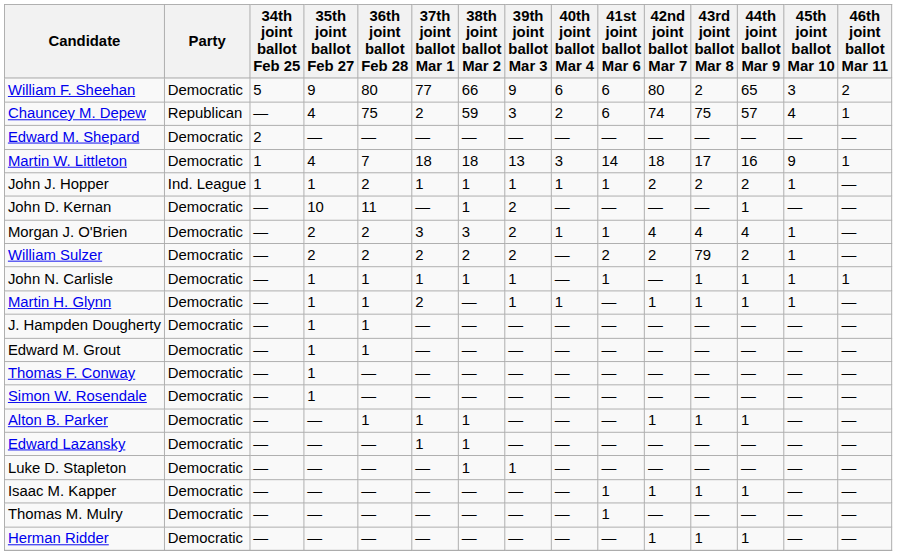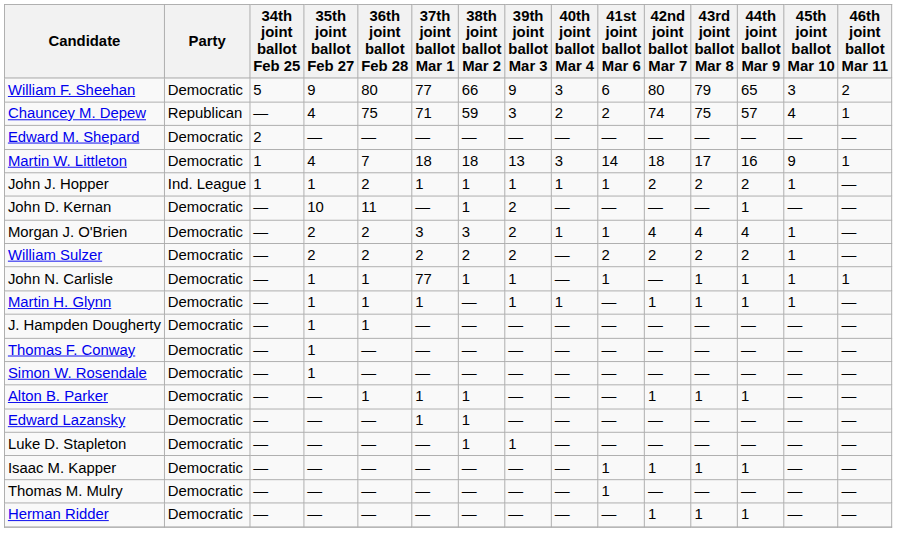(559, 90) 6 -> (559, 90) 3
(699, 90) 2 -> (703, 90) 79
(419, 113) 2 -> (424, 113) 71
(606, 113) 6 -> (606, 113) 2
(703, 255) 79 -> (699, 255) 2
(419, 278) 1 -> (424, 278) 77
(419, 302) 2 -> (419, 302) 1
- row: (64, 349)
